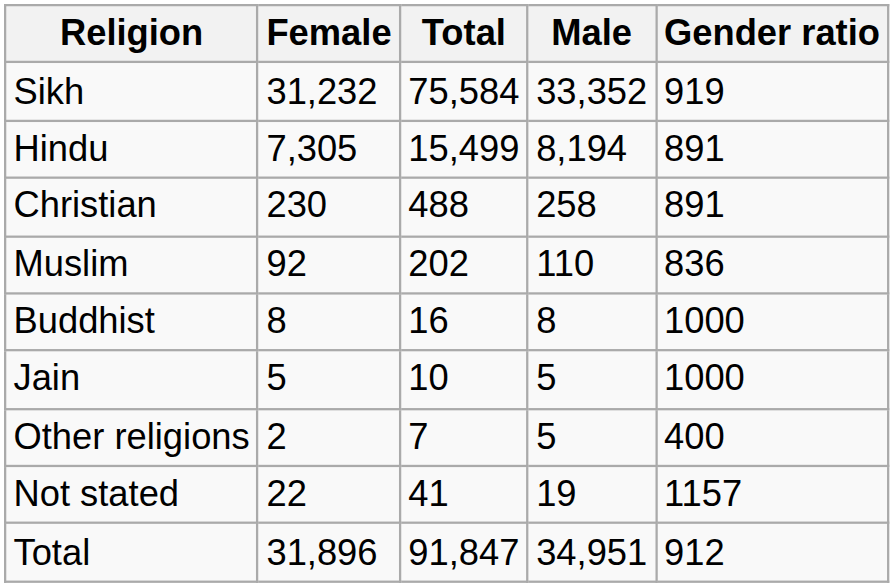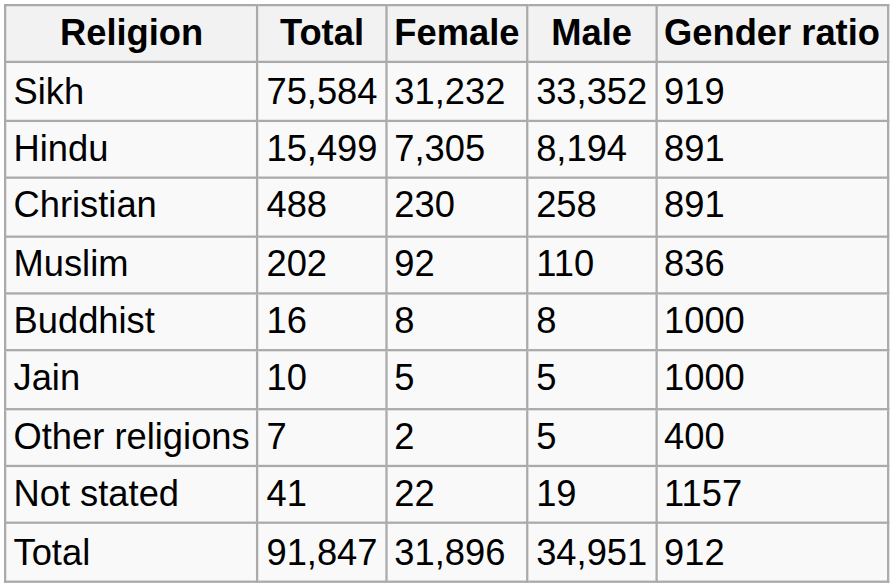columns swapped: (464, 33) <-> (329, 33)
